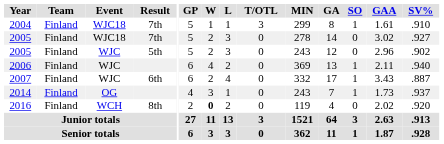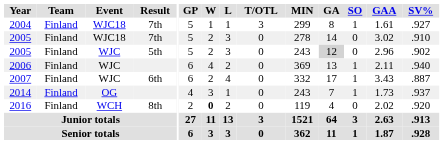(421, 24) .910 -> (421, 24) .927
(421, 38) .927 -> (421, 38) .910
(331, 51) no background -> (331, 51) lightgrey background
